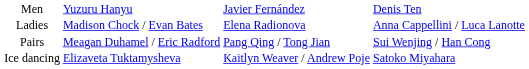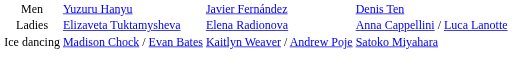(133, 25) Madison Chock / Evan Bates -> (122, 25) Elizaveta Tuktamysheva
- row: (32, 42)
(122, 58) Elizaveta Tuktamysheva -> (133, 42) Madison Chock / Evan Bates
